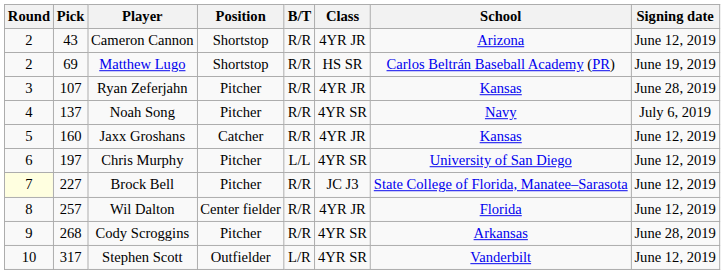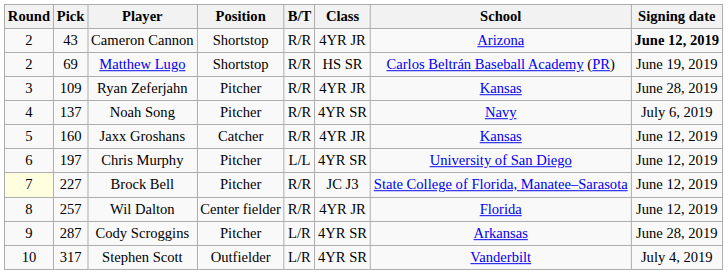(675, 40) normal -> (677, 40) bold
(71, 88) 107 -> (71, 88) 109
(71, 233) 268 -> (71, 233) 287
(299, 233) R/R -> (299, 233) L/R
(675, 257) June 12, 2019 -> (677, 257) July 4, 2019
